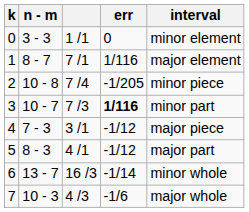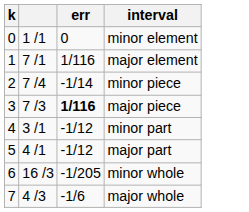- column: (40, 15)
(124, 83) -1/205 -> (77, 83) -1/14
(182, 106) minor part -> (144, 106) major piece
(187, 128) major piece -> (139, 128) minor part
(120, 173) -1/14 -> (81, 173) -1/205
